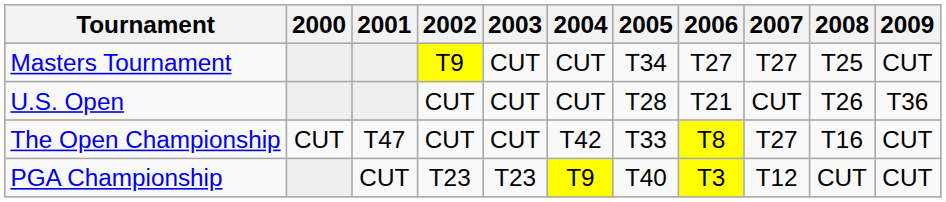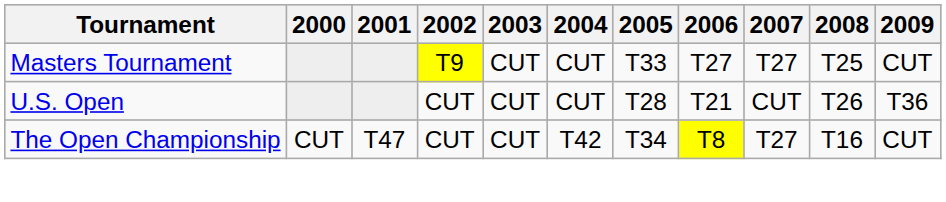(646, 63) T34 -> (646, 63) T33
(646, 140) T33 -> (646, 140) T34
- row: (116, 178)
